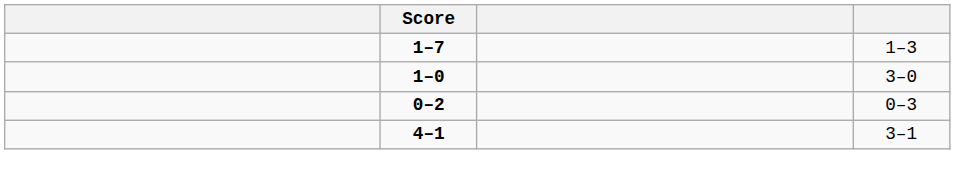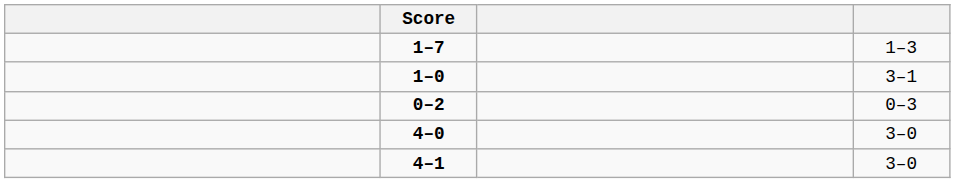(901, 77) 3–0 -> (901, 77) 3–1
+ row: (429, 134)
(901, 134) 3–1 -> (901, 163) 3–0
